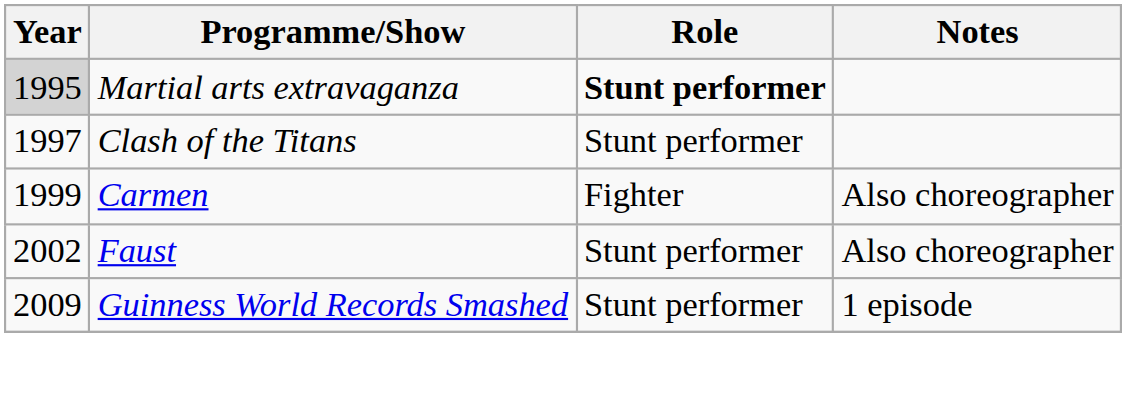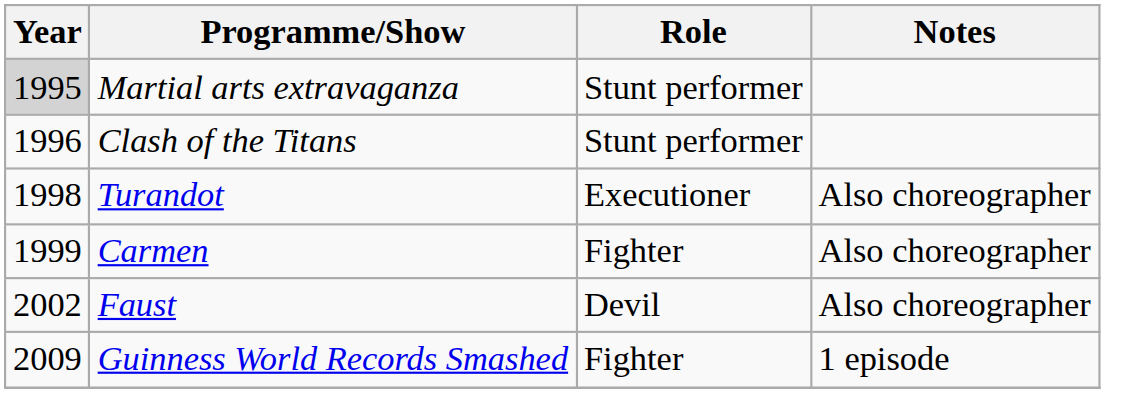(705, 86) bold -> (693, 86) normal
(47, 140) 1997 -> (47, 140) 1996
+ row: (161, 195)
(693, 250) Stunt performer -> (622, 304) Devil
(693, 304) Stunt performer -> (634, 359) Fighter
